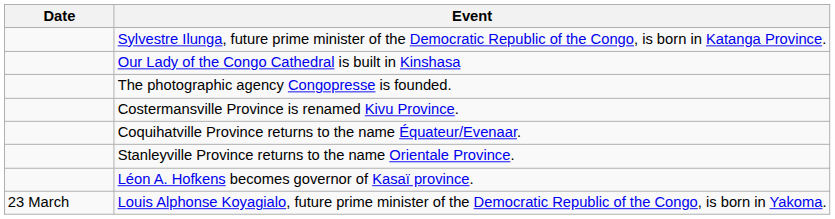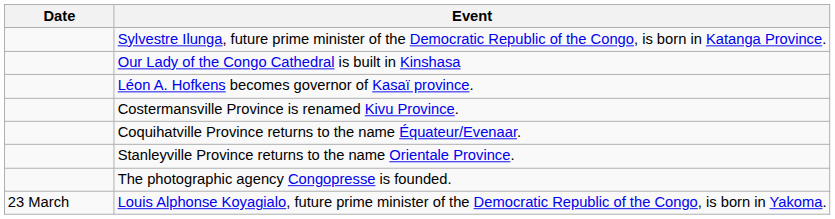rows swapped: (285, 86) <-> (296, 179)
